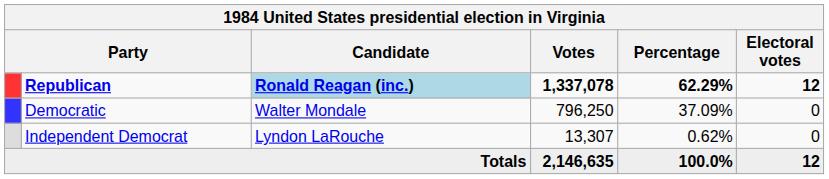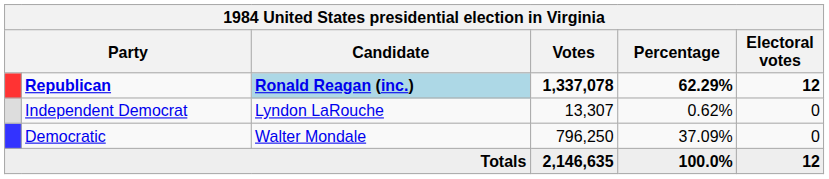rows swapped: (65, 111) <-> (106, 136)
